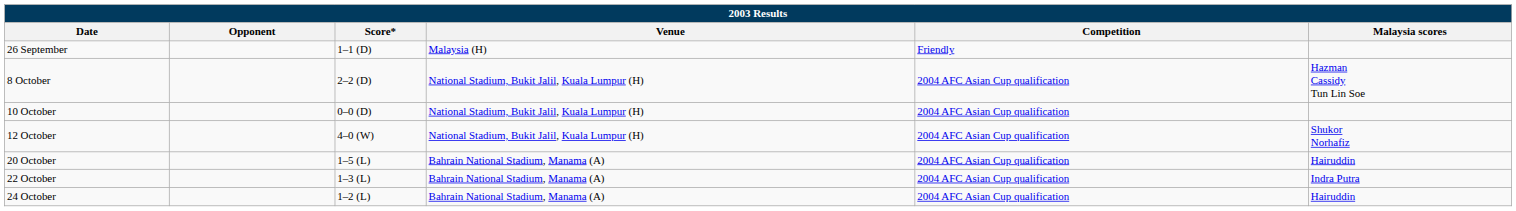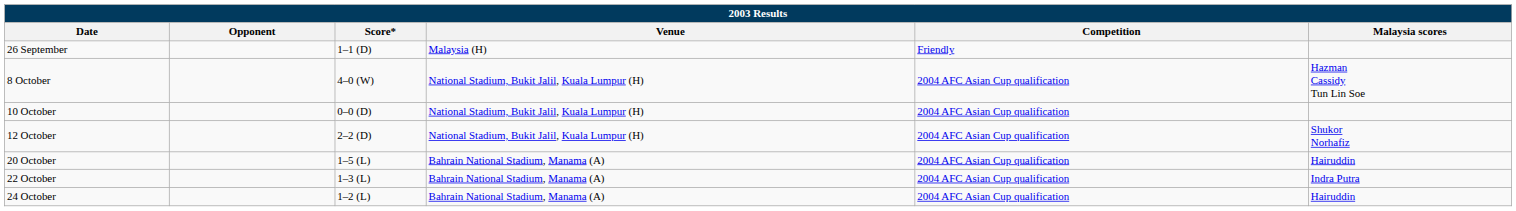(354, 80) 2–2 (D) -> (356, 80) 4–0 (W)
(356, 136) 4–0 (W) -> (354, 136) 2–2 (D)
